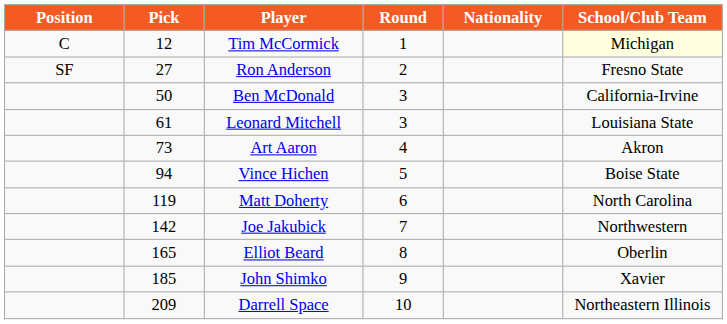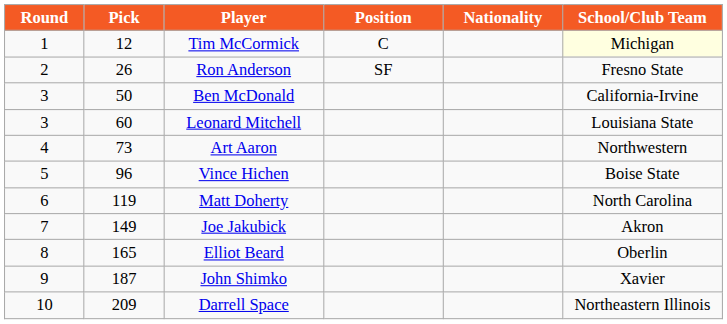columns swapped: (403, 17) <-> (64, 17)
(164, 69) 27 -> (124, 69) 26
(164, 122) 61 -> (124, 122) 60
(642, 148) Akron -> (642, 148) Northwestern
(164, 174) 94 -> (124, 174) 96
(164, 226) 142 -> (124, 226) 149
(642, 226) Northwestern -> (642, 226) Akron
(164, 278) 185 -> (124, 278) 187
